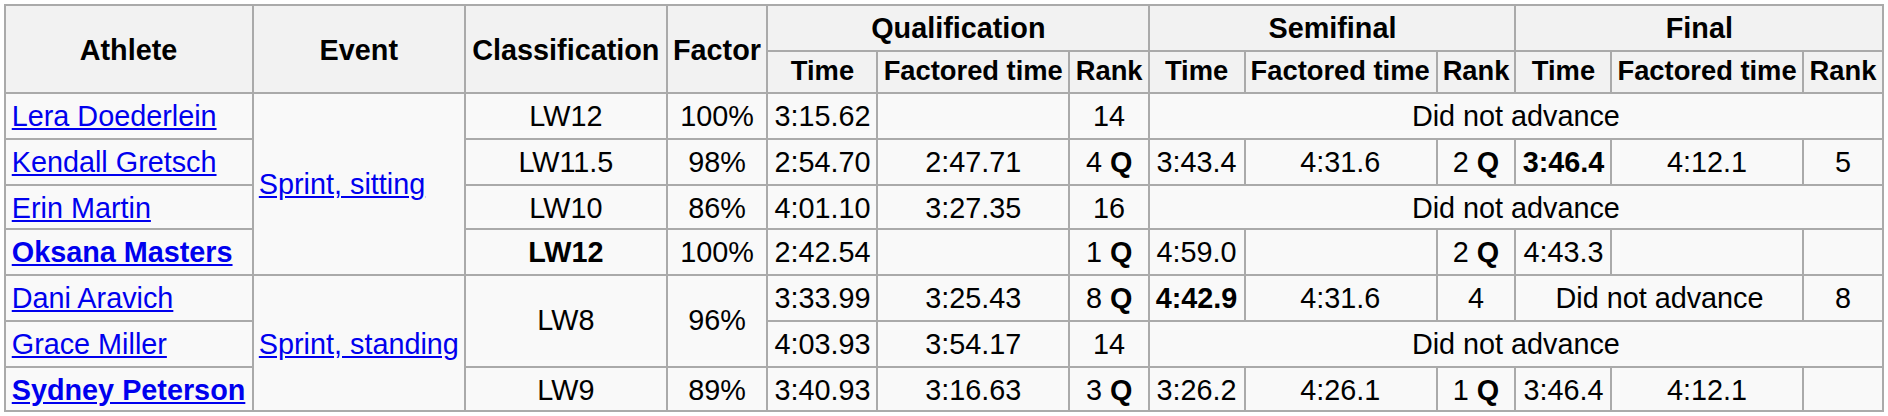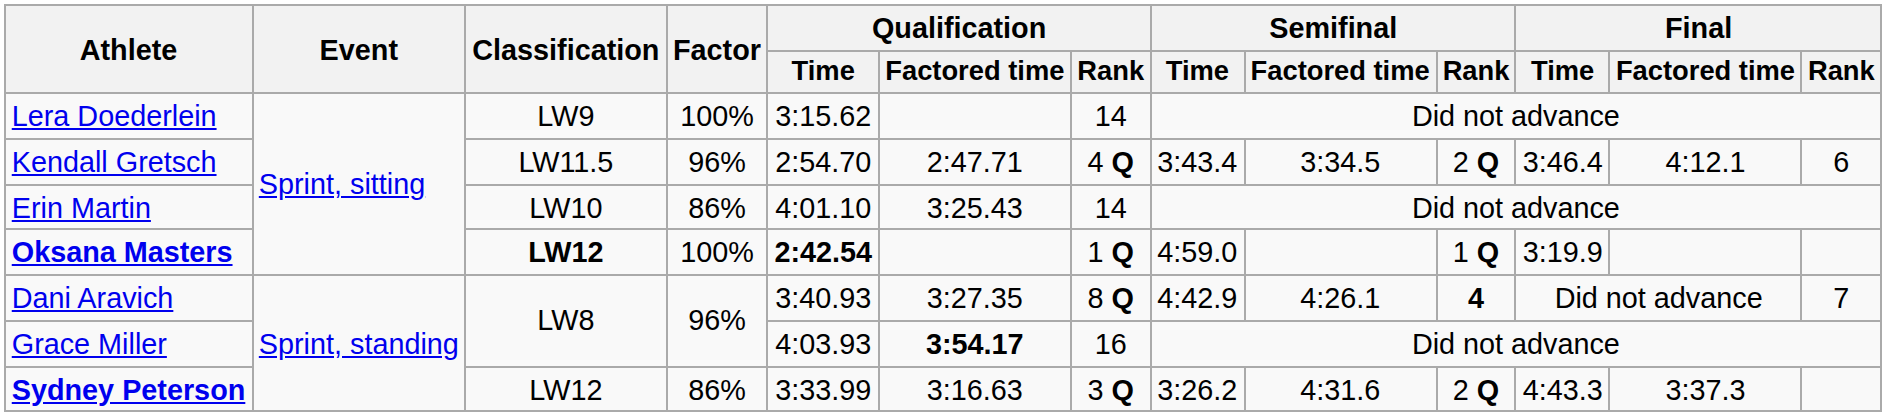(566, 117) LW12 -> (566, 117) LW9
(717, 162) 98% -> (717, 162) 96%
(1340, 162) 4:31.6 -> (1340, 162) 3:34.5
(1563, 162) bold -> (1563, 162) normal
(1843, 162) 5 -> (1841, 162) 6
(973, 208) 3:27.35 -> (975, 208) 3:25.43
(1109, 208) 16 -> (1111, 208) 14
(822, 253) normal -> (823, 253) bold
(1476, 253) 2 Q -> (1476, 253) 1 Q
(1563, 253) 4:43.3 -> (1563, 253) 3:19.9
(822, 299) 3:33.99 -> (823, 299) 3:40.93
(973, 299) 3:25.43 -> (975, 299) 3:27.35
(1197, 299) bold -> (1197, 299) normal
(1340, 299) 4:31.6 -> (1340, 299) 4:26.1
(1476, 299) normal -> (1476, 299) bold
(1843, 299) 8 -> (1841, 299) 7
(973, 344) normal -> (975, 344) bold
(1109, 344) 14 -> (1111, 344) 16
(566, 390) LW9 -> (566, 390) LW12
(717, 390) 89% -> (717, 390) 86%
(822, 390) 3:40.93 -> (823, 390) 3:33.99
(1340, 390) 4:26.1 -> (1340, 390) 4:31.6
(1476, 390) 1 Q -> (1476, 390) 2 Q
(1563, 390) 3:46.4 -> (1563, 390) 4:43.3
(1707, 390) 4:12.1 -> (1705, 390) 3:37.3
